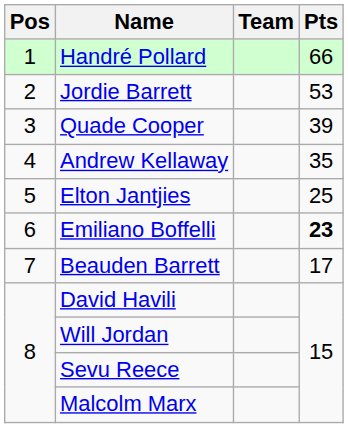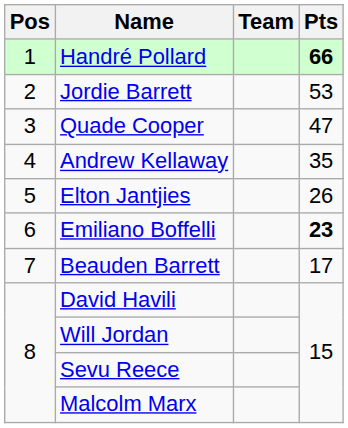(321, 56) normal -> (321, 56) bold
(321, 126) 39 -> (321, 126) 47
(321, 195) 25 -> (321, 195) 26
